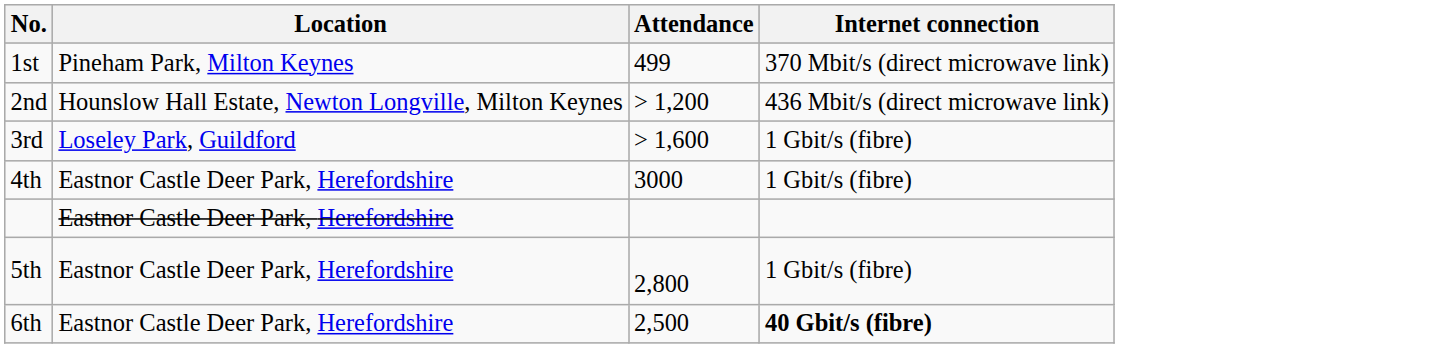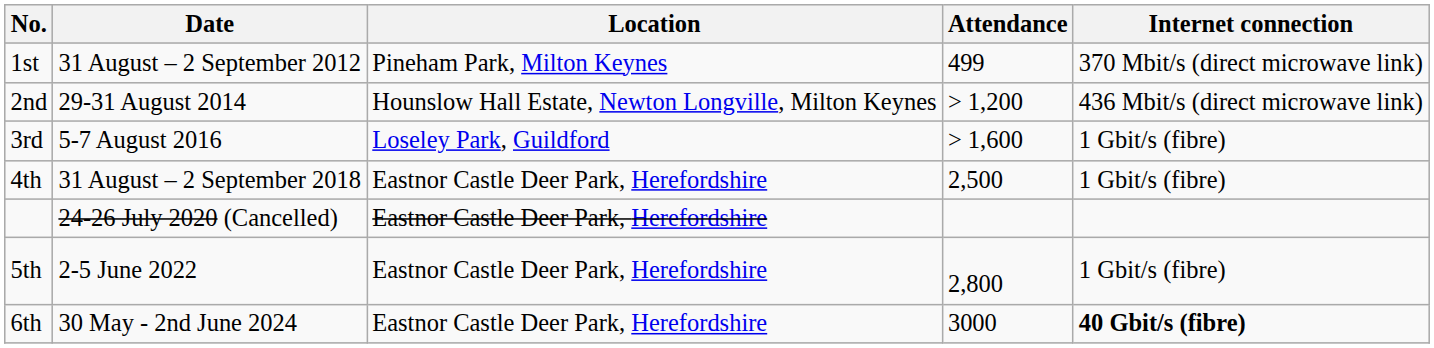+ column: (210, 23)
(659, 179) 3000 -> (975, 179) 2,500
(662, 323) 2,500 -> (972, 323) 3000
